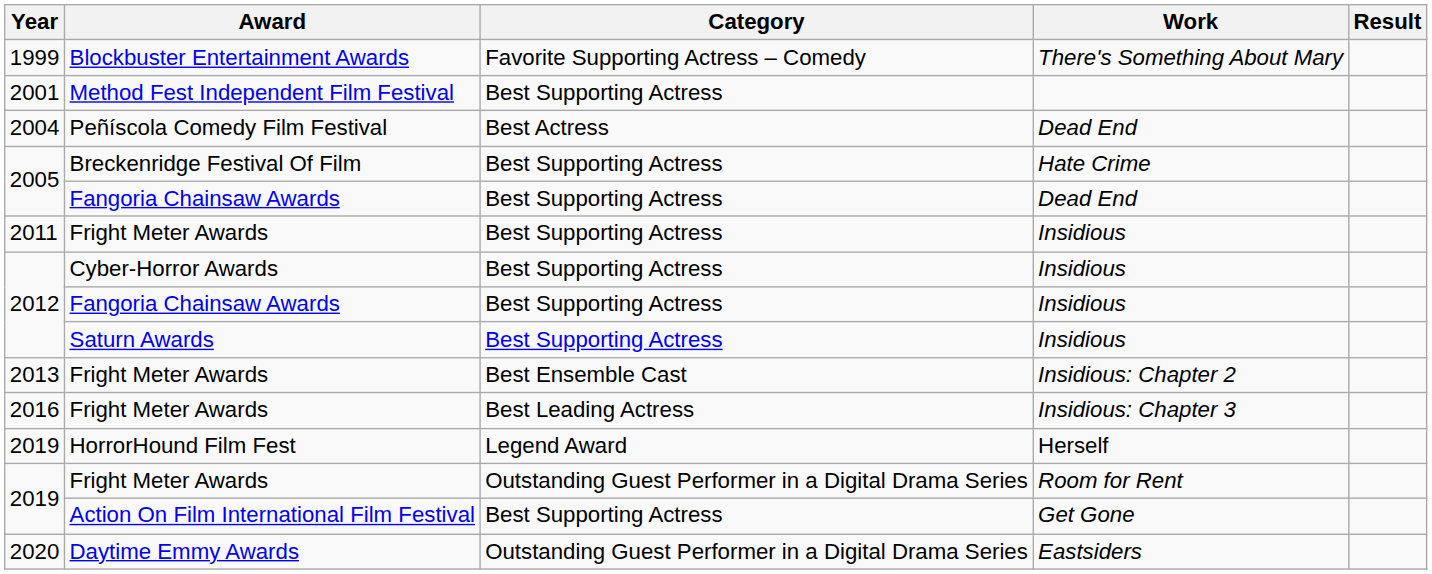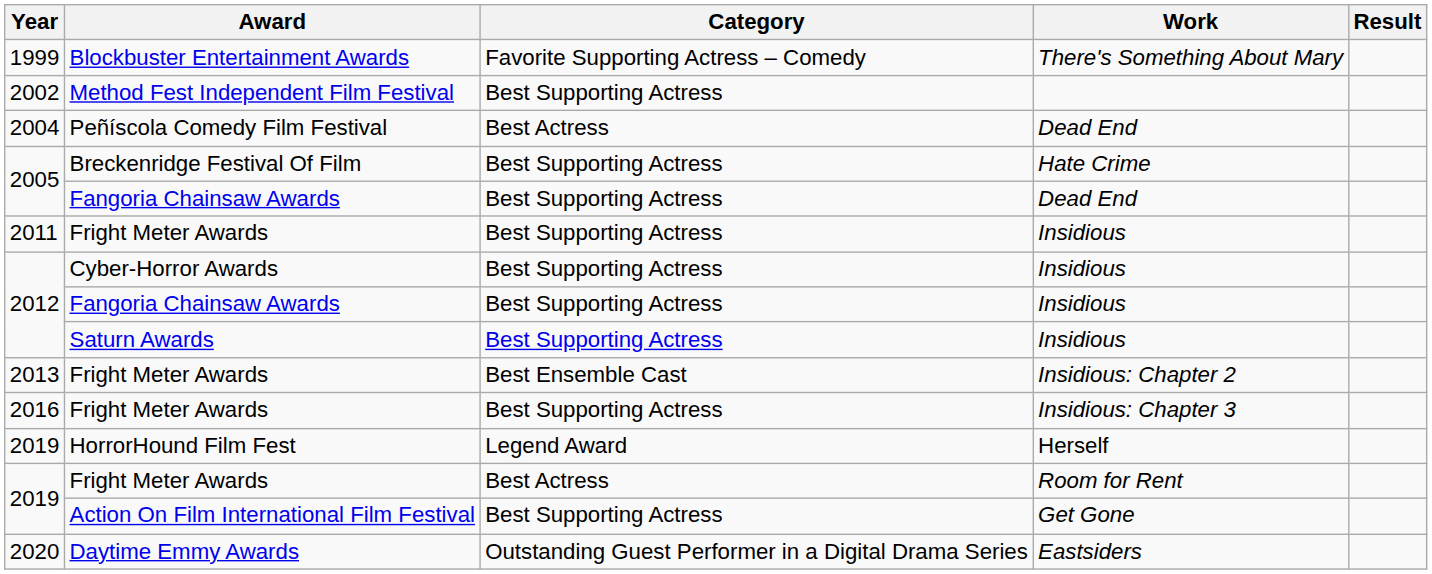(35, 92) 2001 -> (35, 92) 2002
(590, 410) Best Leading Actress -> (604, 410) Best Supporting Actress
(757, 480) Outstanding Guest Performer in a Digital Drama Series -> (547, 480) Best Actress
